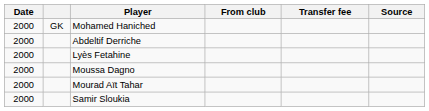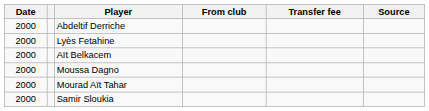- row: (114, 26)
+ row: (84, 55)
